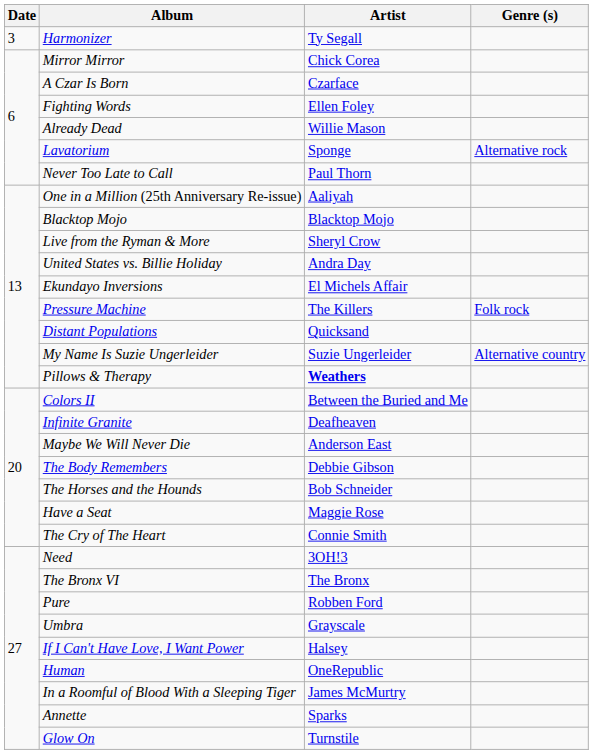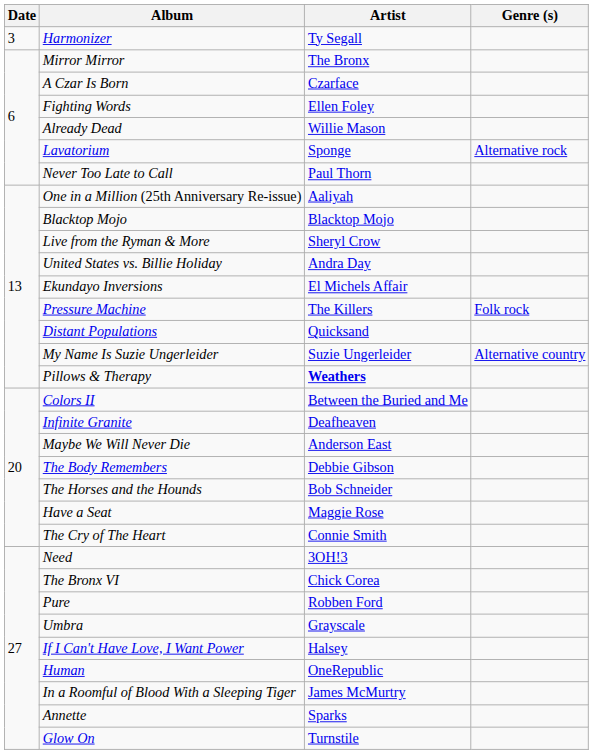(344, 60) Chick Corea -> (339, 60) The Bronx
(339, 580) The Bronx -> (344, 580) Chick Corea
